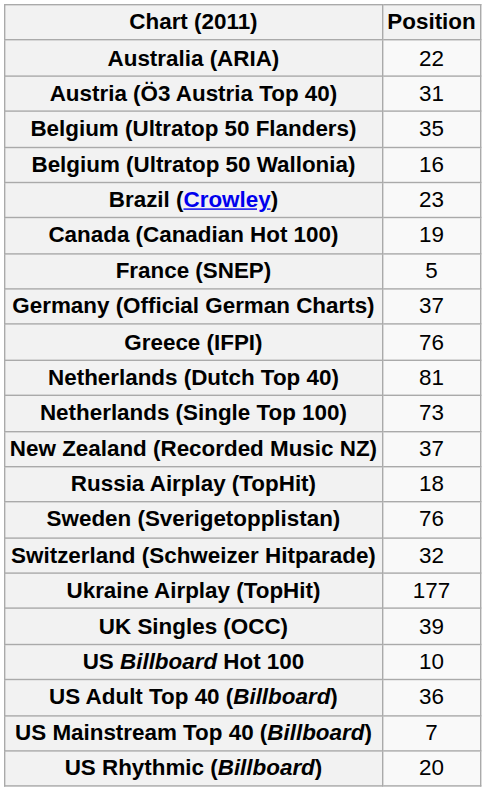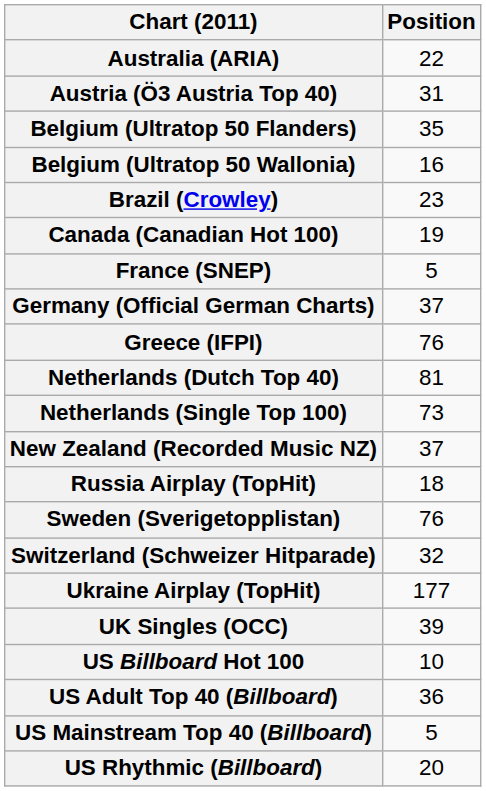(432, 732) 7 -> (432, 732) 5
